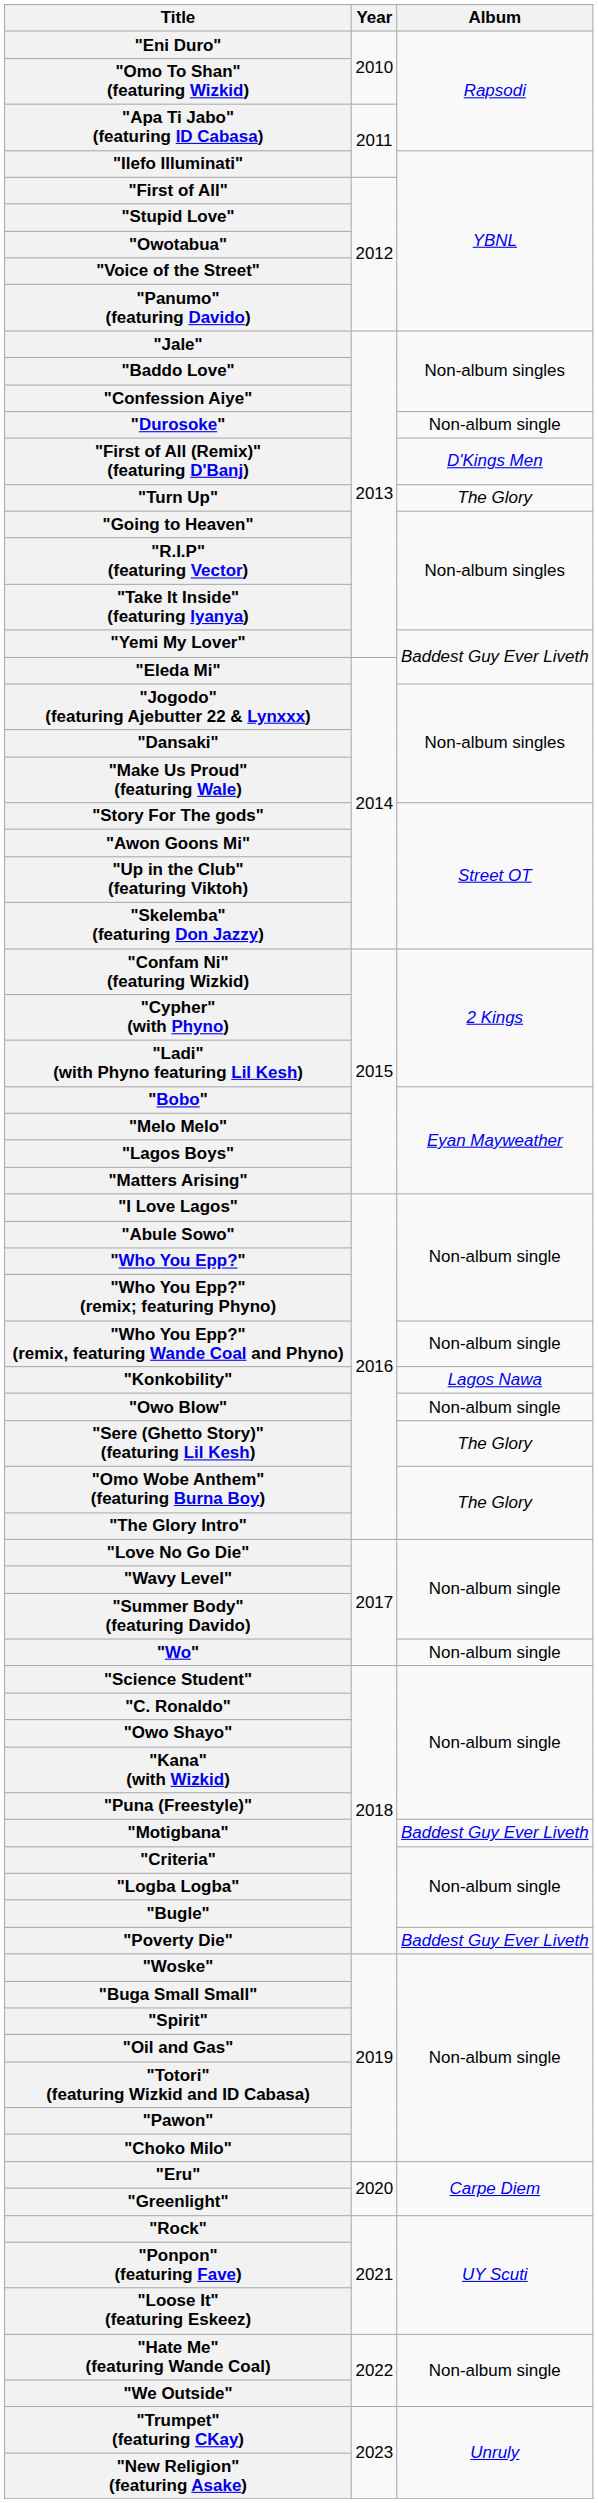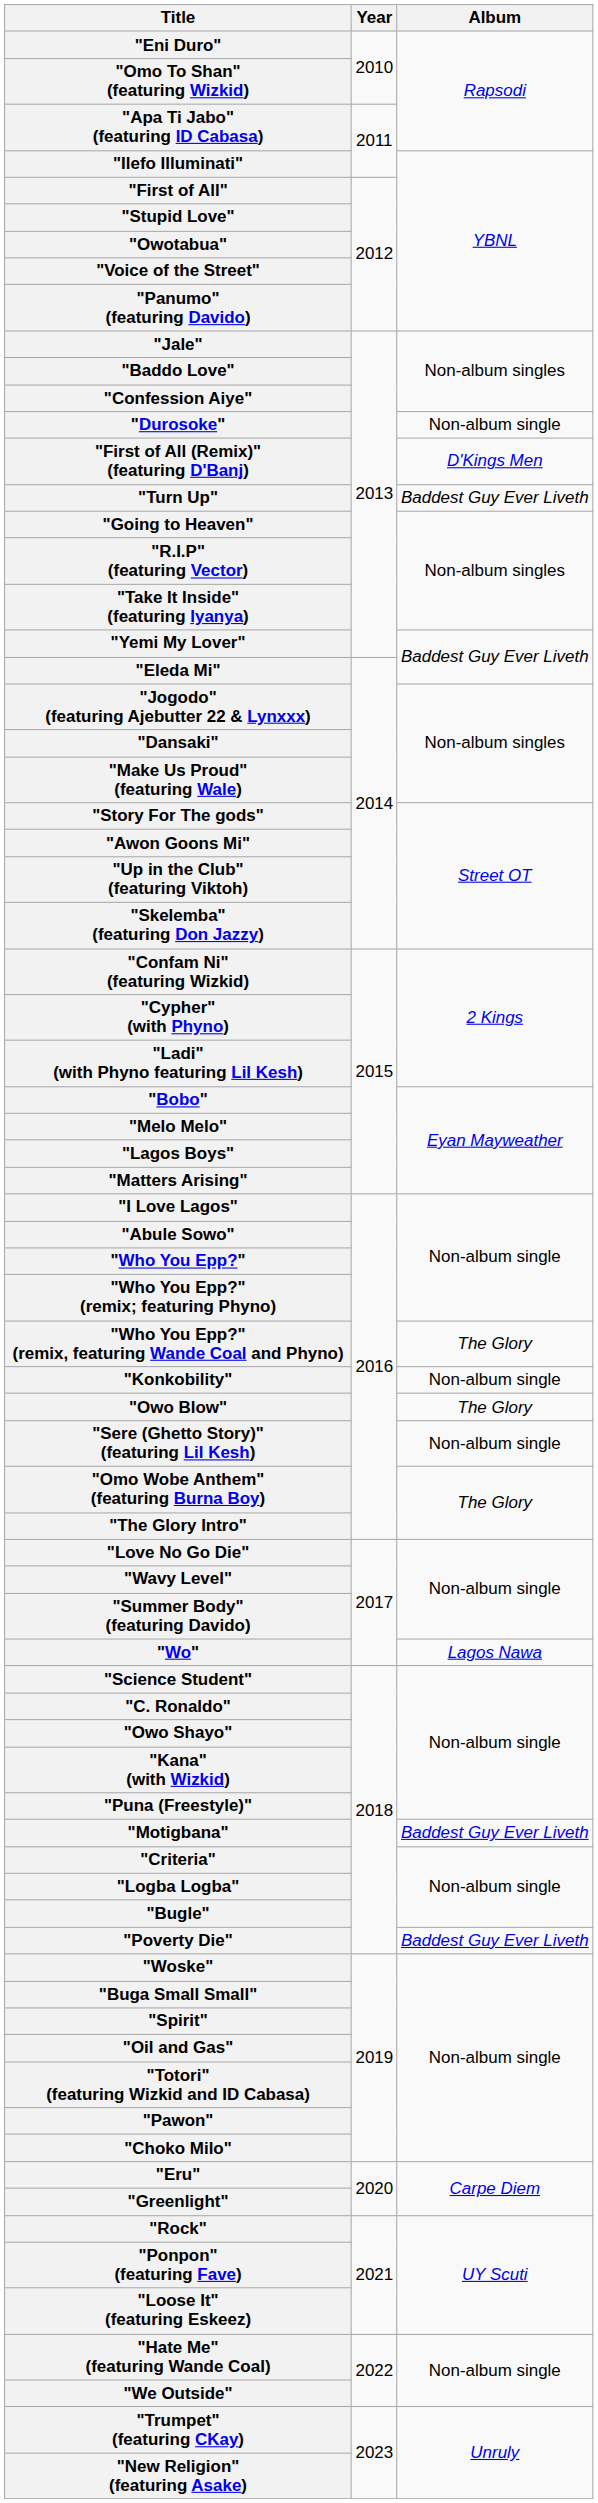(495, 497) The Glory -> (495, 497) Baddest Guy Ever Liveth
(495, 1343) Non-album single -> (495, 1343) The Glory
(495, 1380) Lagos Nawa -> (495, 1380) Non-album single
(495, 1406) Non-album single -> (495, 1406) The Glory
(495, 1443) The Glory -> (495, 1443) Non-album single
(495, 1652) Non-album single -> (495, 1652) Lagos Nawa
